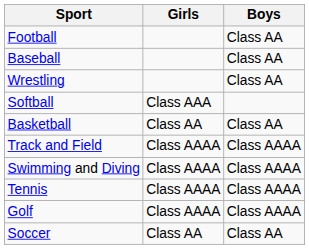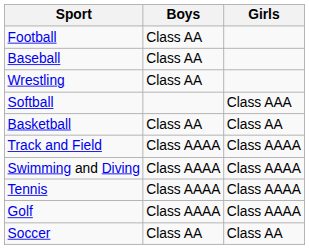columns swapped: (264, 15) <-> (183, 15)
